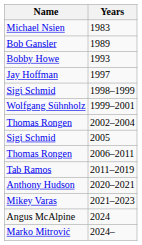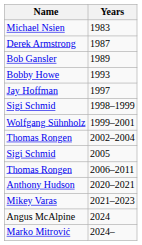+ row: (100, 43)
- row: (112, 169)
